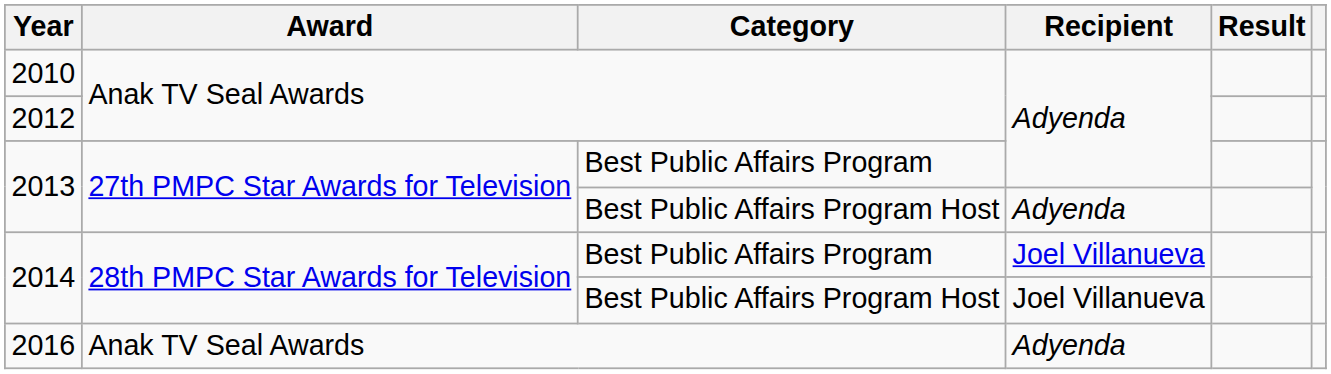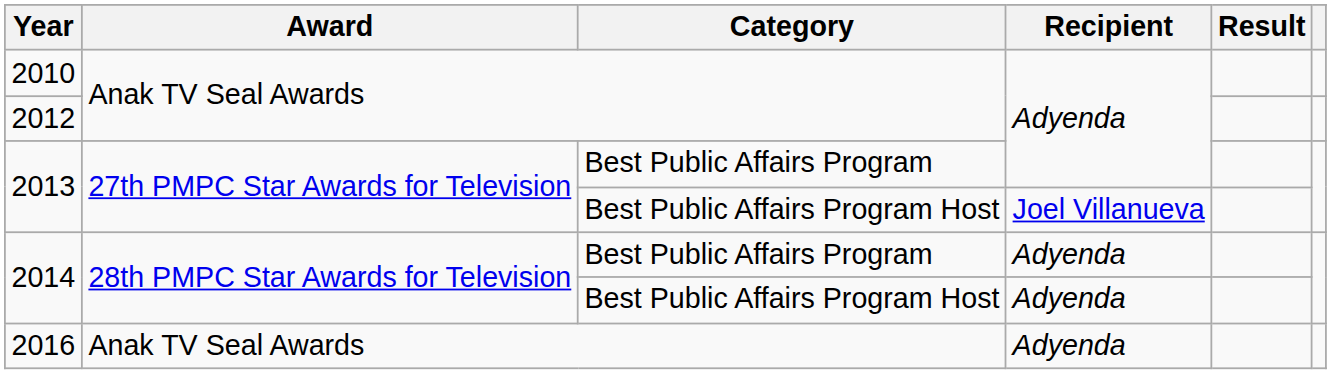(1069, 208) Adyenda -> (1109, 208) Joel Villanueva
(1109, 254) Joel Villanueva -> (1069, 254) Adyenda
(1109, 299) Joel Villanueva -> (1069, 299) Adyenda
